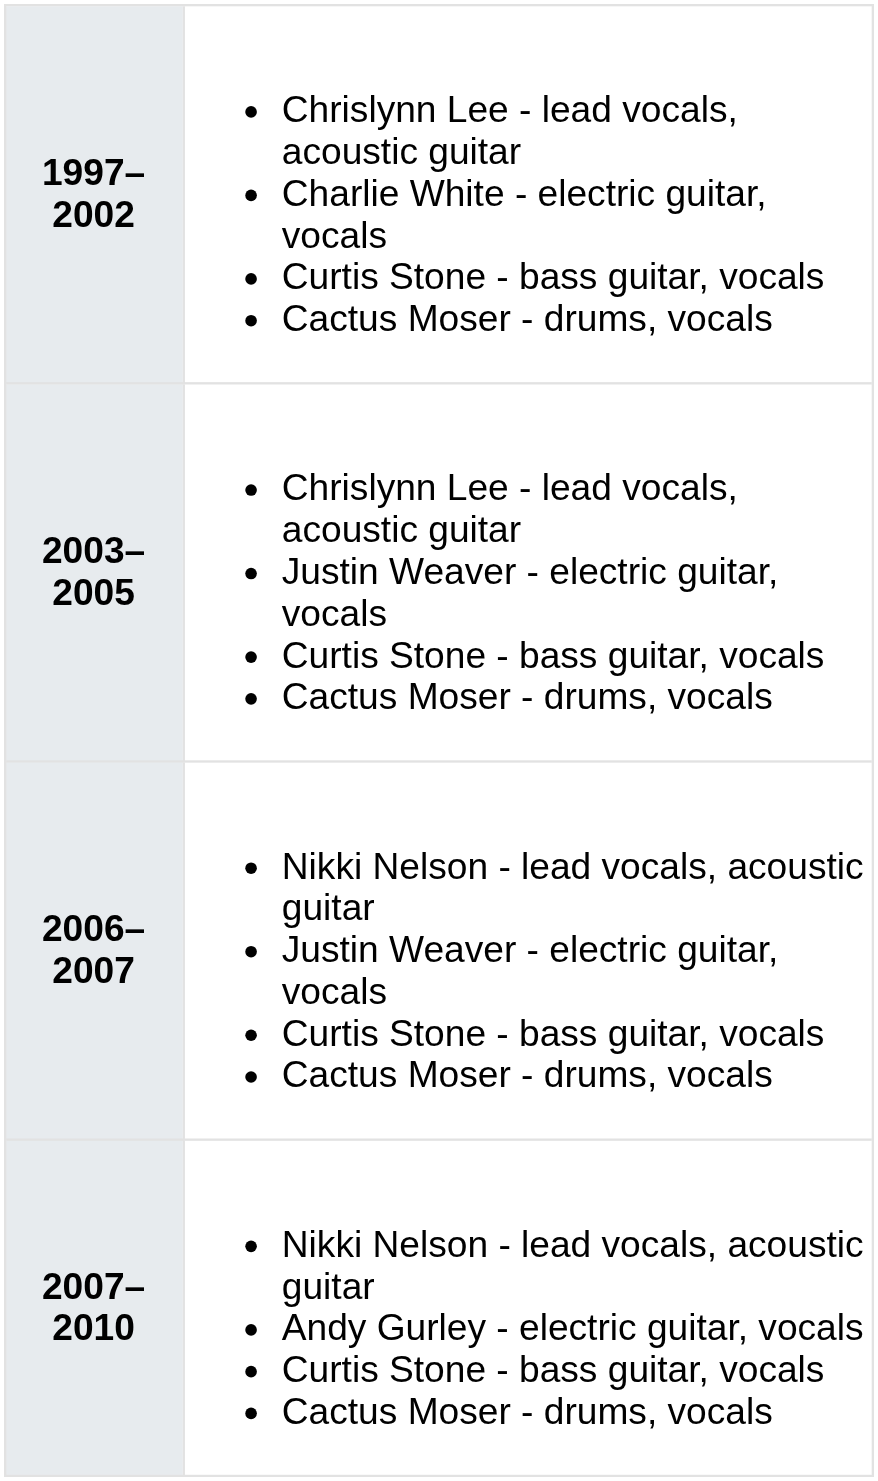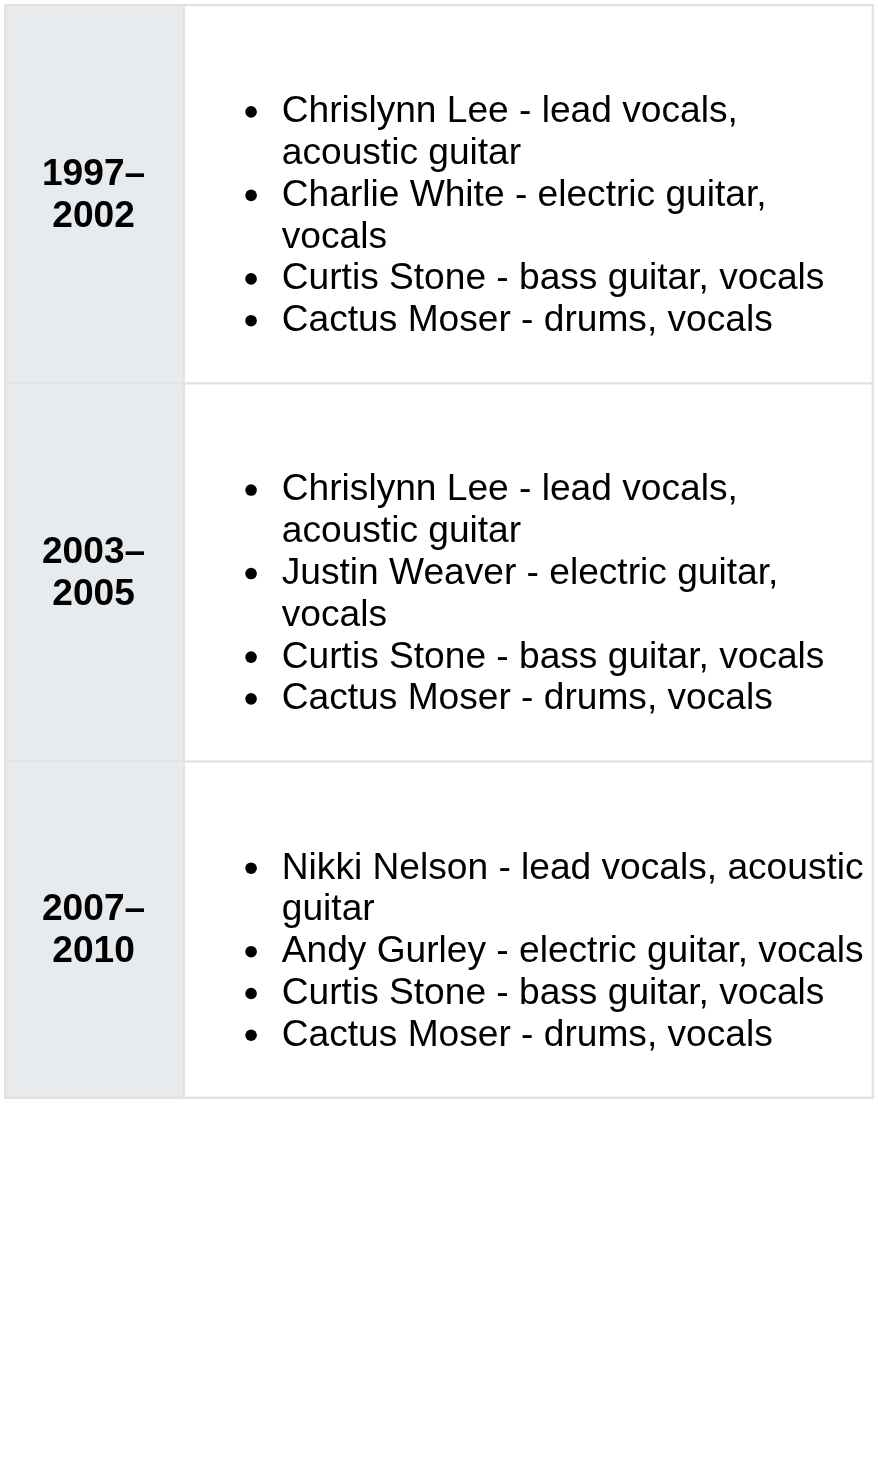- row: (94, 949)
